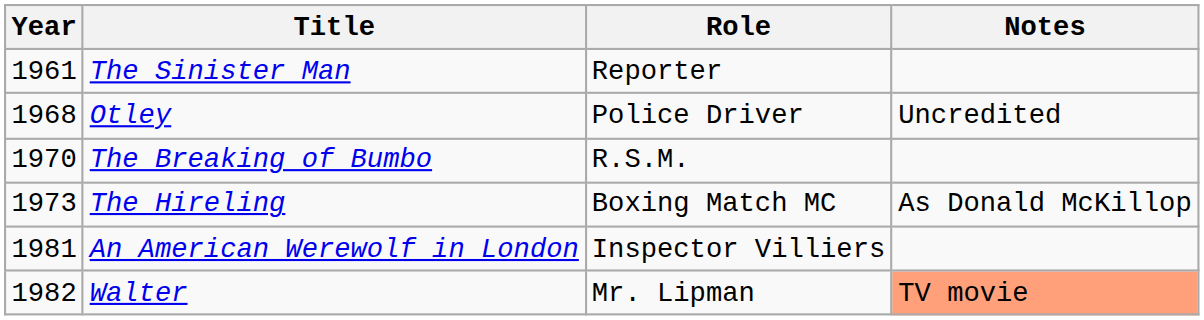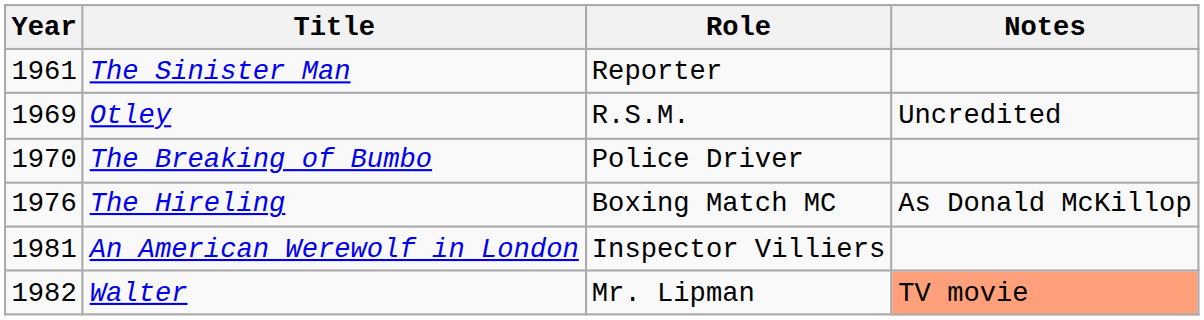(44, 116) 1968 -> (44, 116) 1969
(698, 116) Police Driver -> (641, 116) R.S.M.
(641, 160) R.S.M. -> (698, 160) Police Driver
(44, 204) 1973 -> (44, 204) 1976
